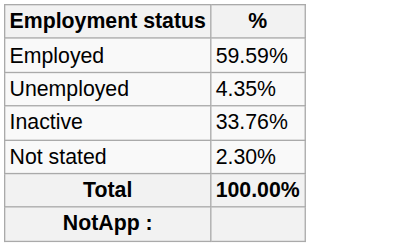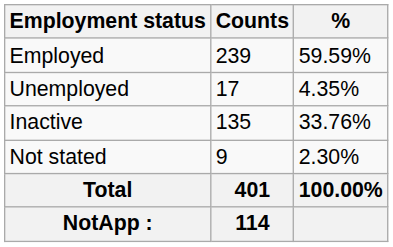+ column: (252, 21)
